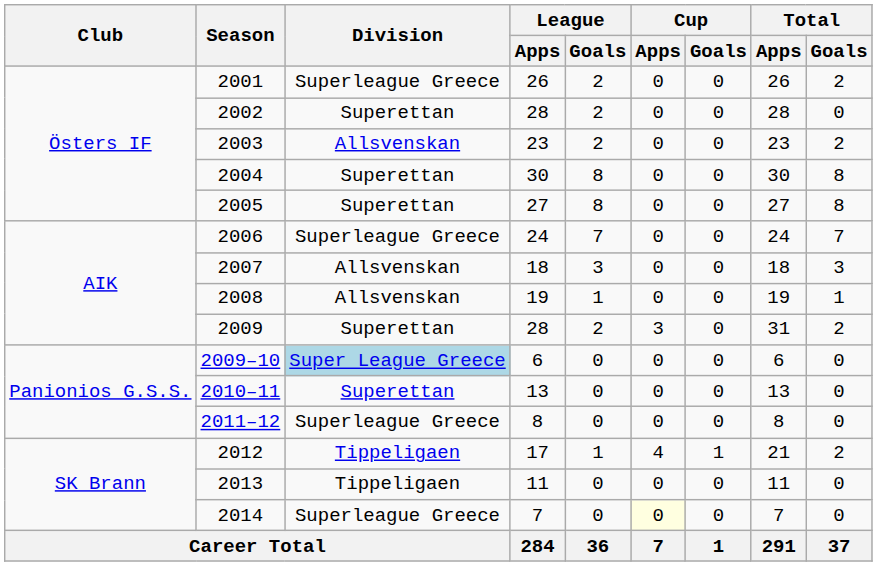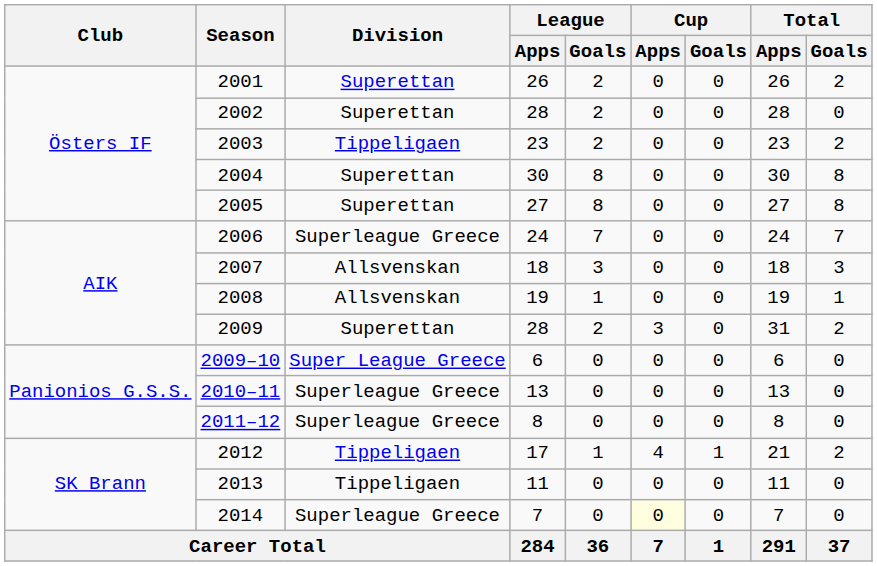(397, 82) Superleague Greece -> (398, 82) Superettan
(398, 144) Allsvenskan -> (398, 144) Tippeligaen
(398, 360) lightblue background -> (398, 360) no background
(398, 391) Superettan -> (397, 391) Superleague Greece
